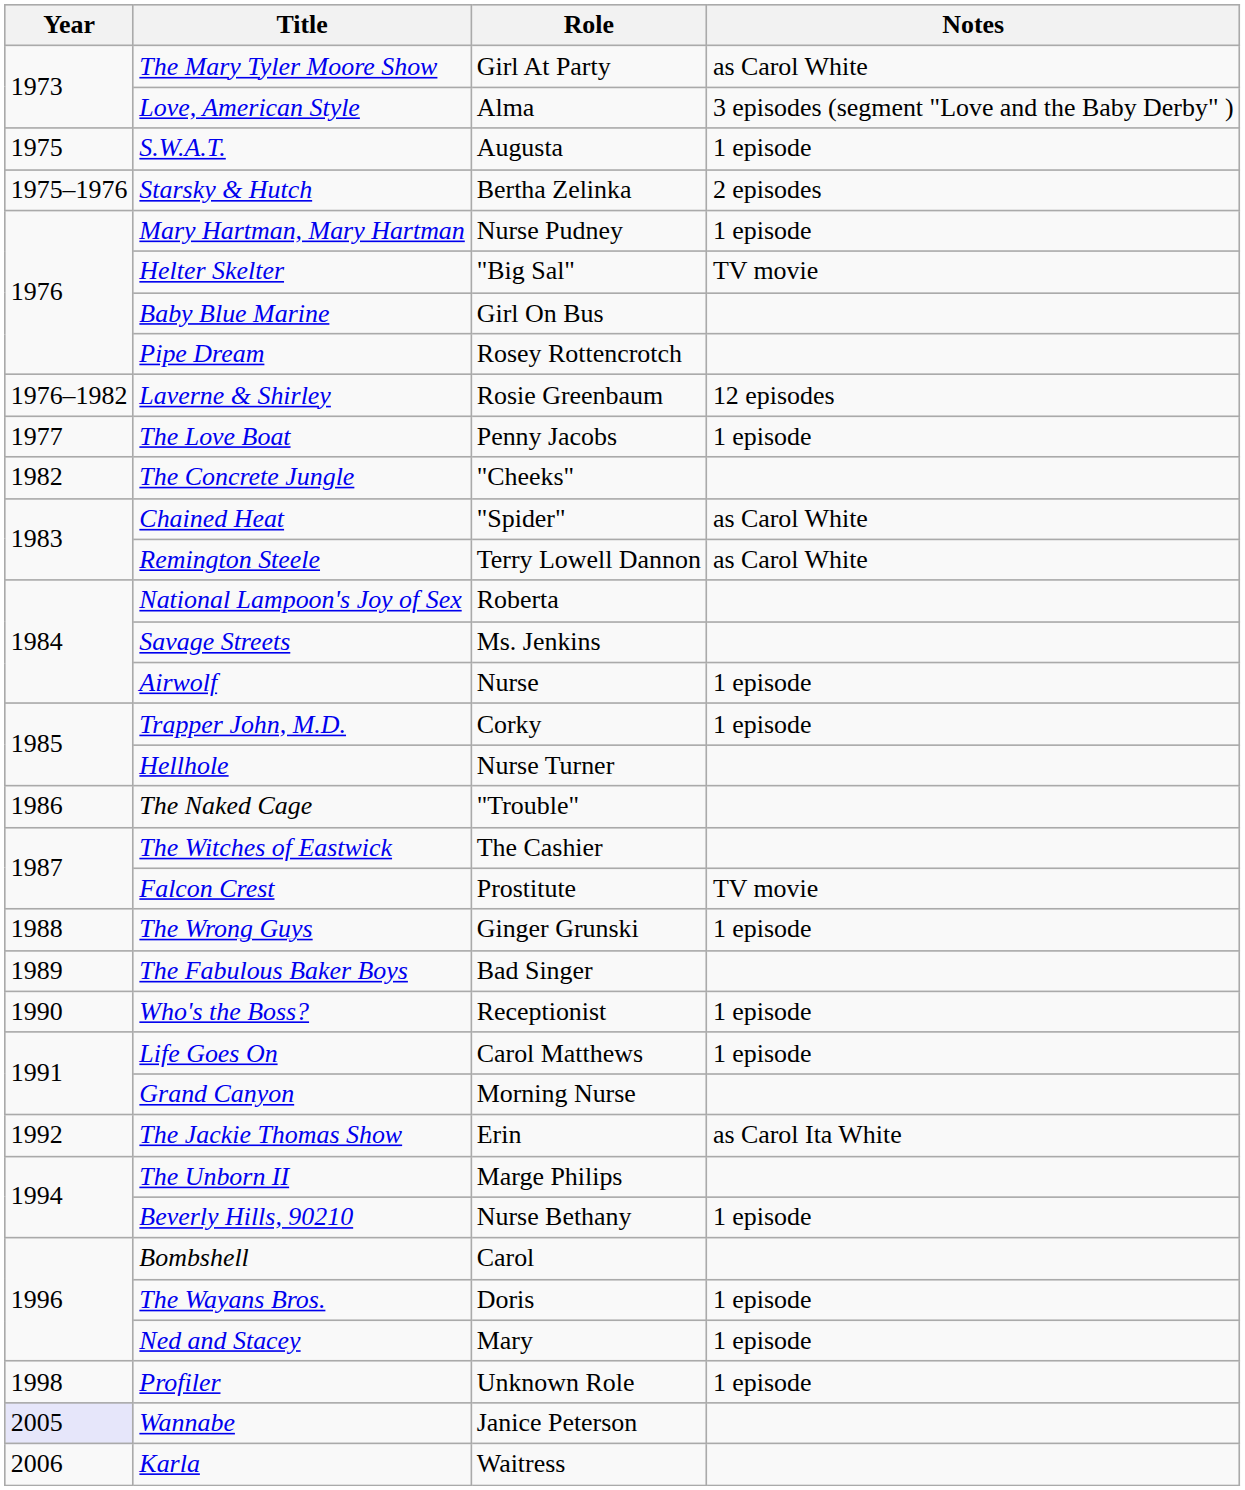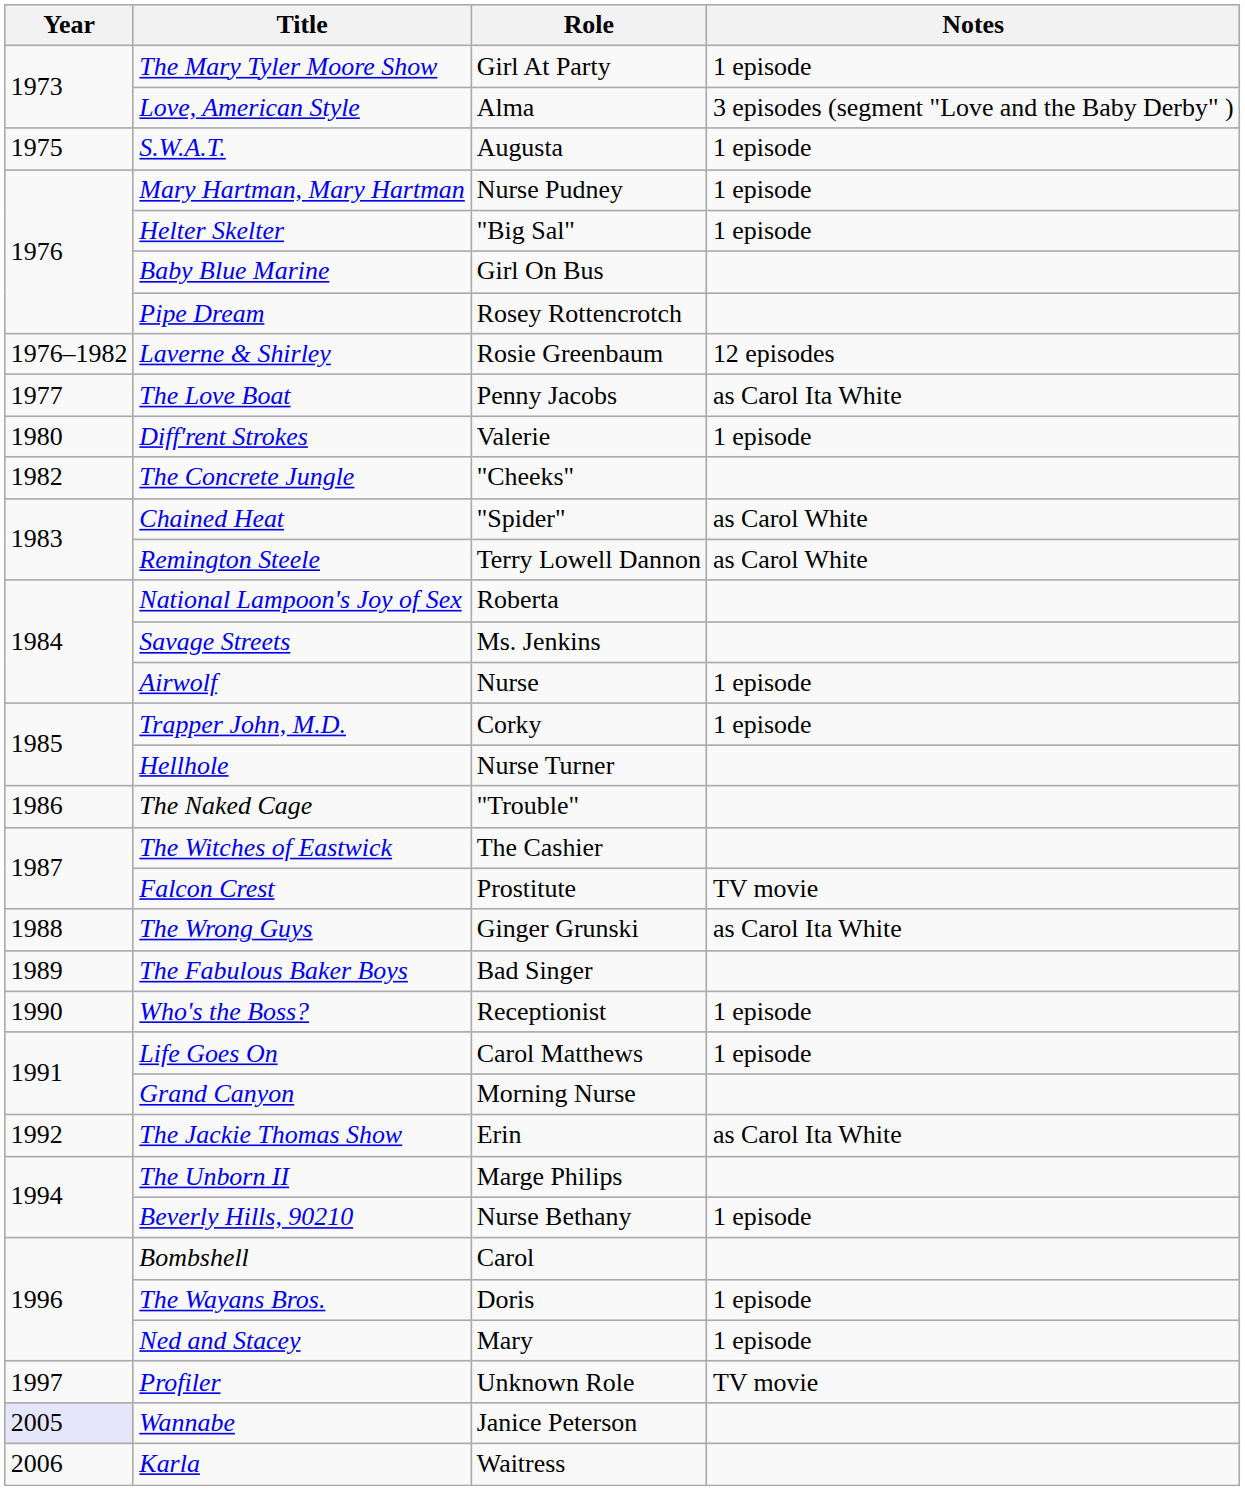(790, 66) as Carol White -> (762, 66) 1 episode
- row: (226, 189)
(766, 271) TV movie -> (762, 230) 1 episode
(762, 436) 1 episode -> (807, 395) as Carol Ita White
+ row: (224, 436)
(762, 929) 1 episode -> (807, 929) as Carol Ita White
(37, 1381) 1998 -> (37, 1381) 1997
(762, 1381) 1 episode -> (766, 1381) TV movie
